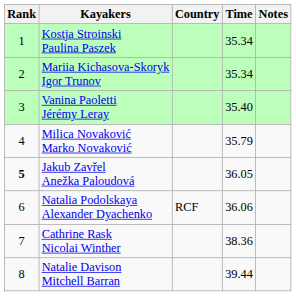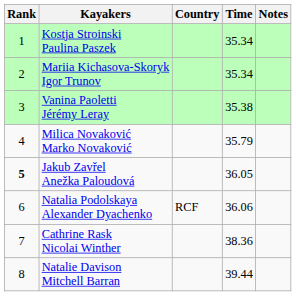(239, 107) 35.40 -> (239, 107) 35.38
